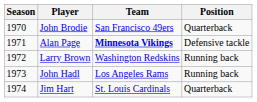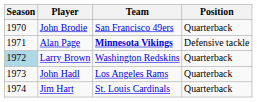(16, 58) no background -> (16, 58) lightblue background
(211, 58) Running back -> (208, 58) Quarterback
(211, 74) Running back -> (208, 74) Quarterback
